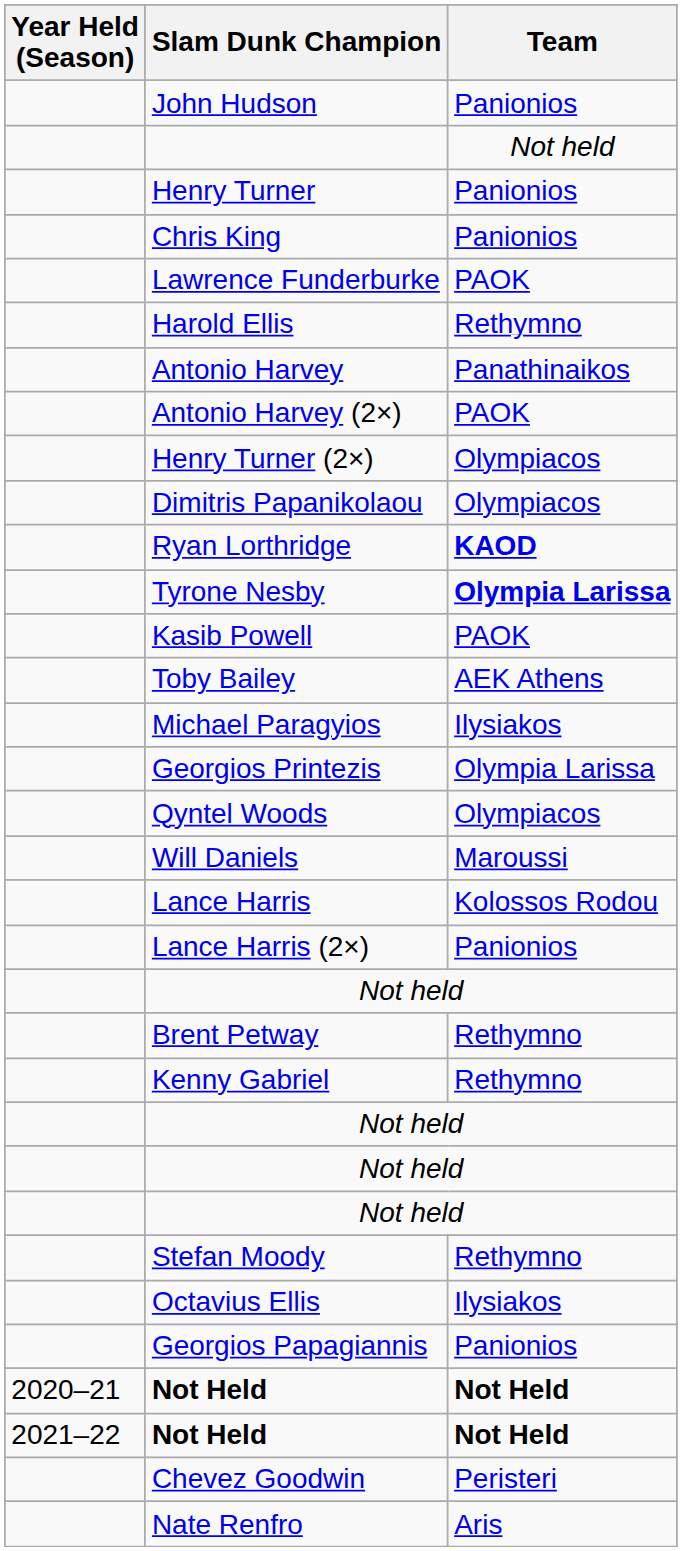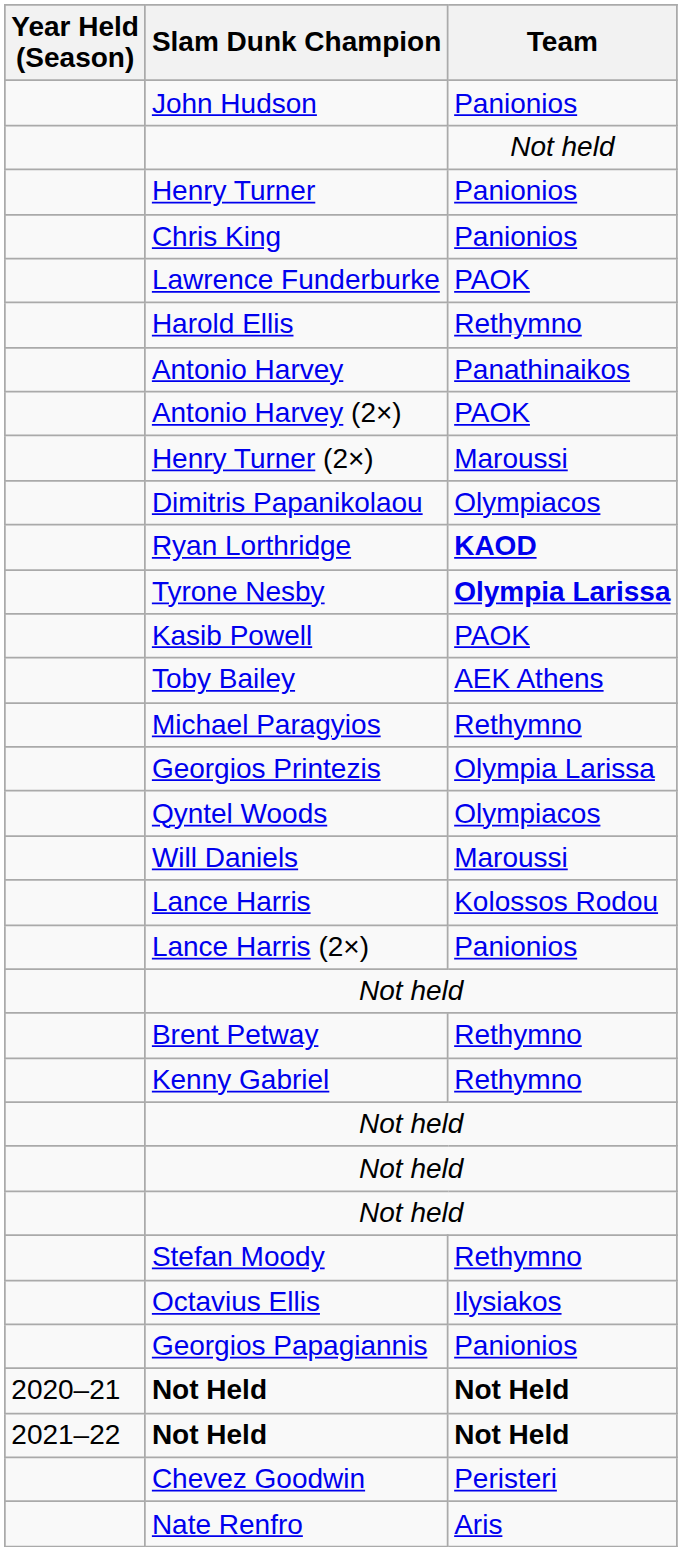(527, 457) Olympiacos -> (511, 457) Maroussi
(508, 724) Ilysiakos -> (518, 724) Rethymno
